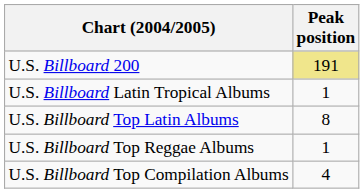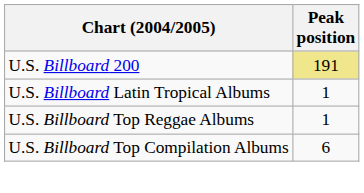- row: (124, 119)
(326, 174) 4 -> (326, 147) 6
